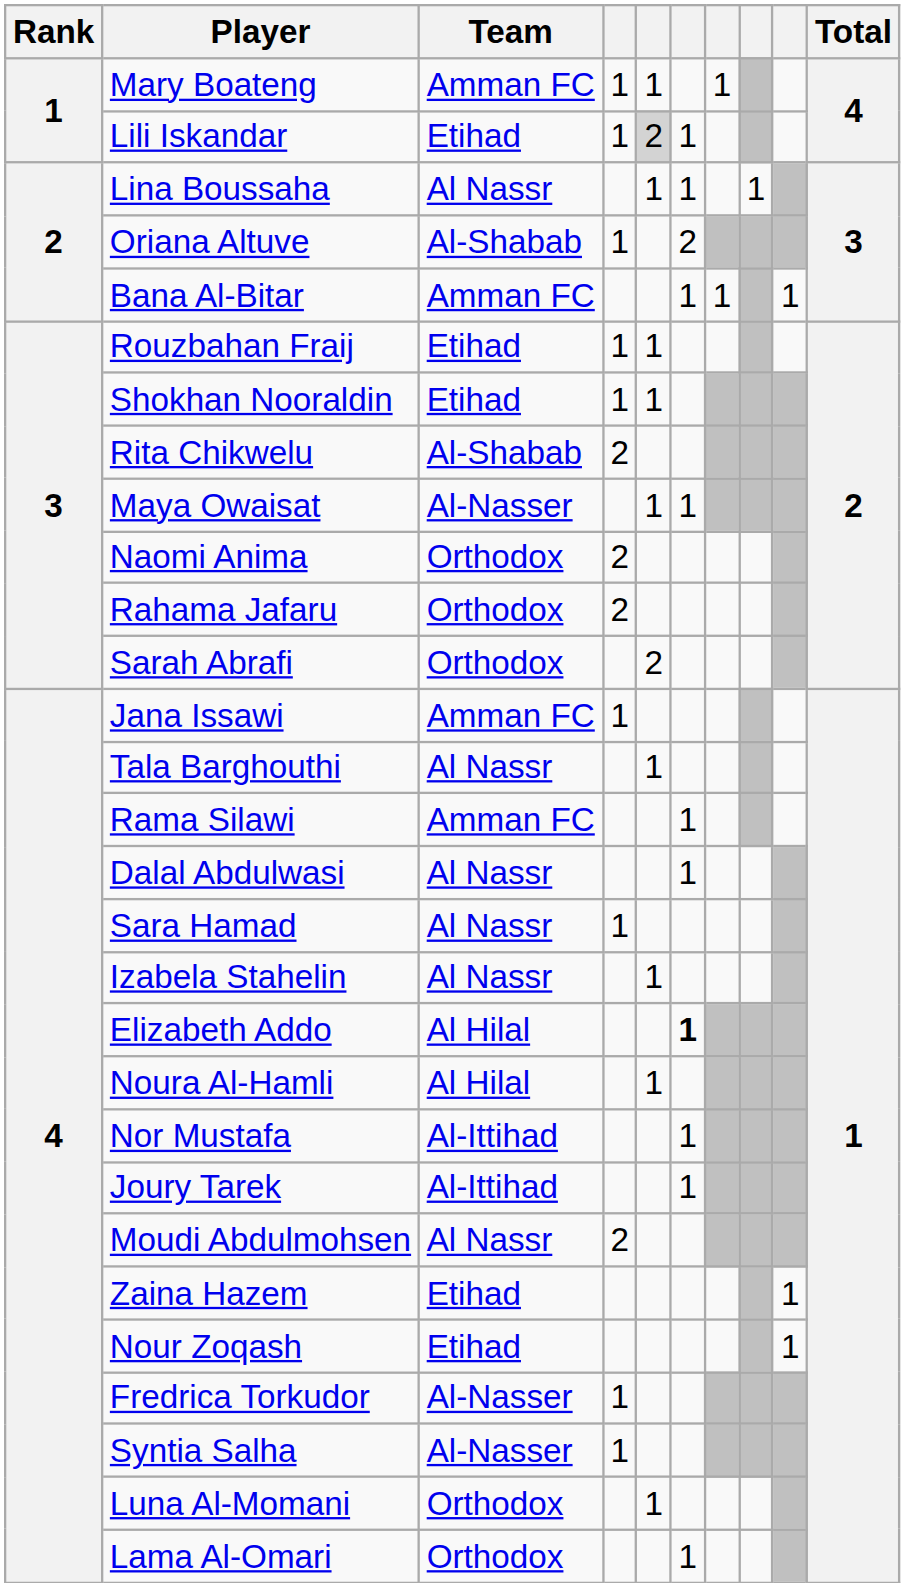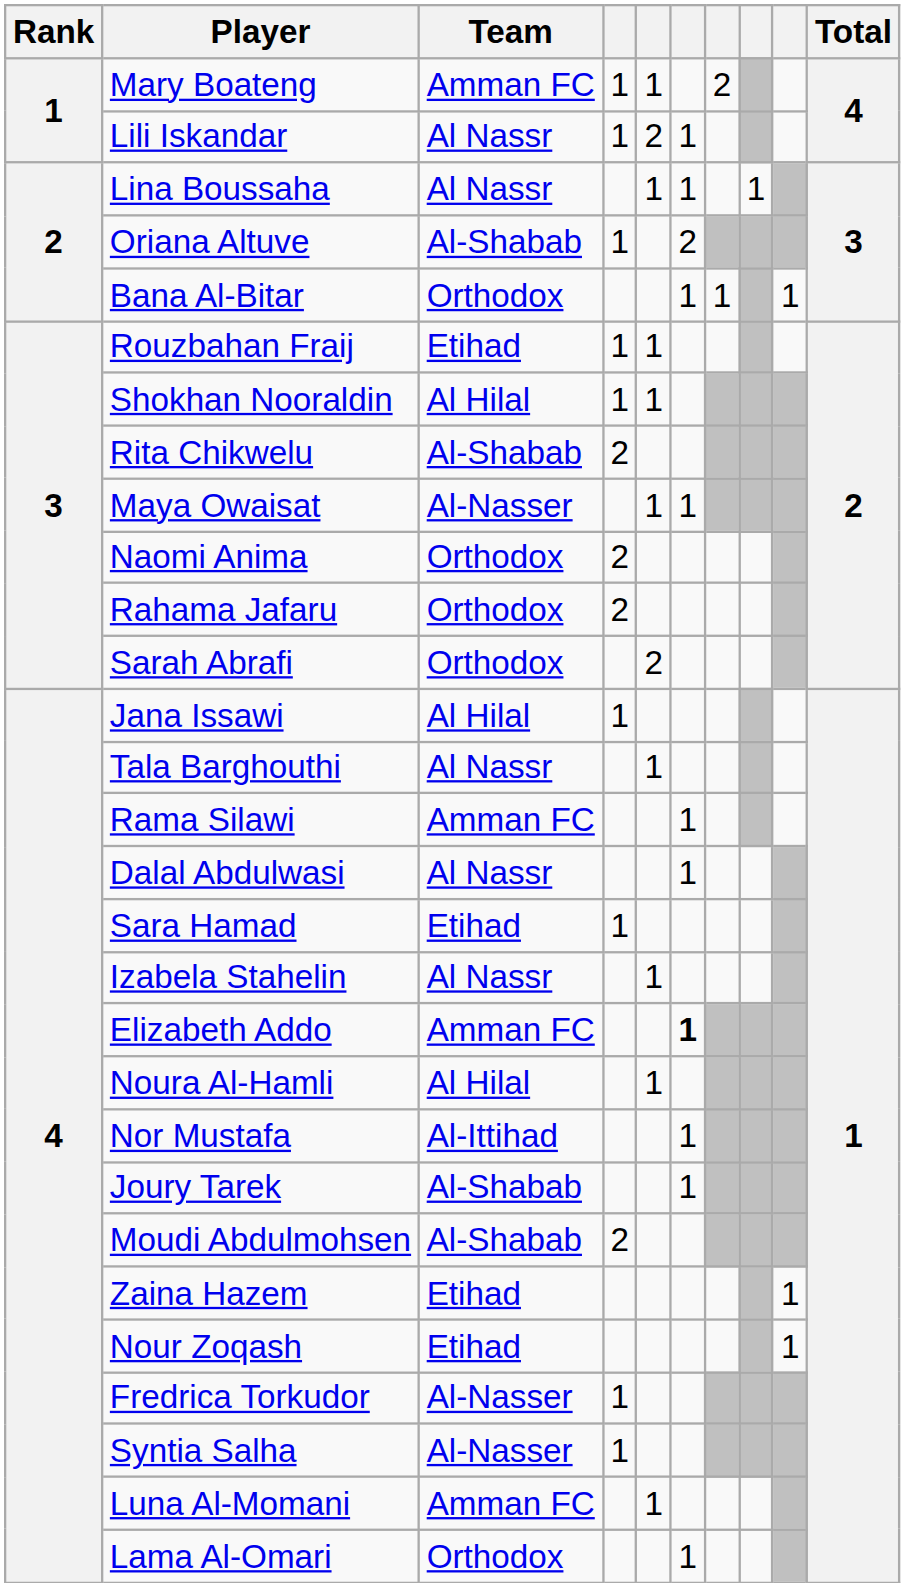(722, 84) 1 -> (722, 84) 2
(474, 137) Etihad -> (489, 137) Al Nassr
(654, 137) lightgrey background -> (654, 137) no background
(511, 295) Amman FC -> (495, 295) Orthodox
(474, 400) Etihad -> (478, 400) Al Hilal
(511, 715) Amman FC -> (478, 715) Al Hilal
(489, 925) Al Nassr -> (474, 925) Etihad
(478, 1030) Al Hilal -> (511, 1030) Amman FC
(492, 1188) Al-Ittihad -> (504, 1188) Al-Shabab
(489, 1241) Al Nassr -> (504, 1241) Al-Shabab
(495, 1503) Orthodox -> (511, 1503) Amman FC
